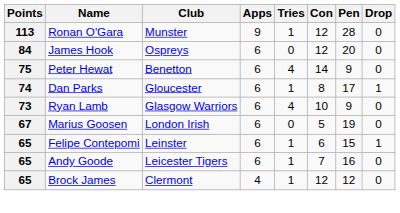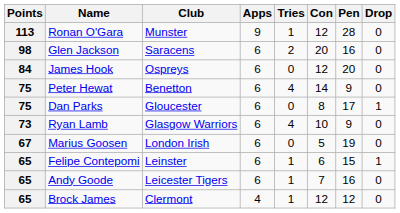+ row: (84, 50)
(25, 87) 74 -> (25, 106) 75
(291, 87) 1 -> (291, 106) 0
